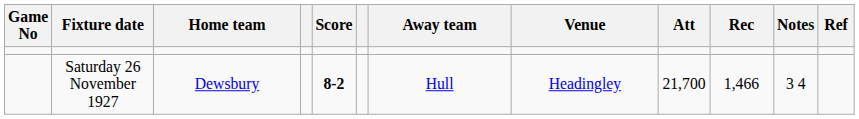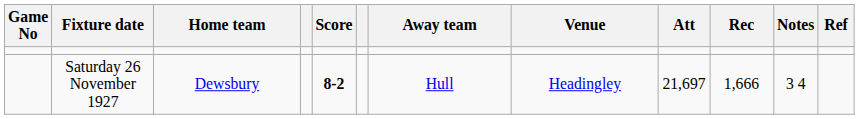(684, 84) 21,700 -> (684, 84) 21,697
(741, 84) 1,466 -> (741, 84) 1,666
